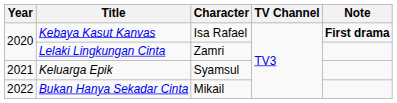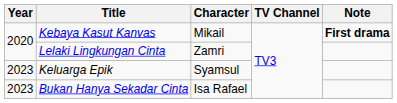(220, 32) Isa Rafael -> (209, 32) Mikail
(20, 70) 2021 -> (20, 70) 2023
(20, 88) 2022 -> (20, 88) 2023
(209, 88) Mikail -> (220, 88) Isa Rafael
